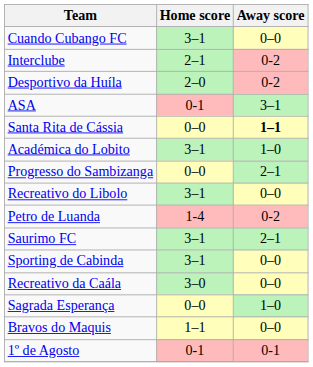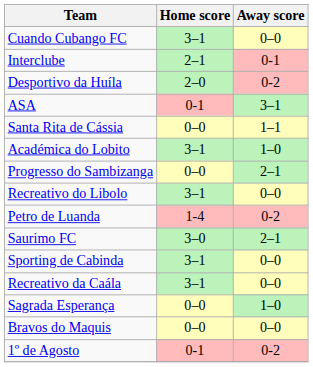(271, 60) 0-2 -> (271, 60) 0-1
(271, 127) bold -> (271, 127) normal
(195, 238) 3–1 -> (195, 238) 3–0
(195, 283) 3–0 -> (195, 283) 3–1
(195, 328) 1–1 -> (195, 328) 0–0
(271, 350) 0-1 -> (271, 350) 0-2
